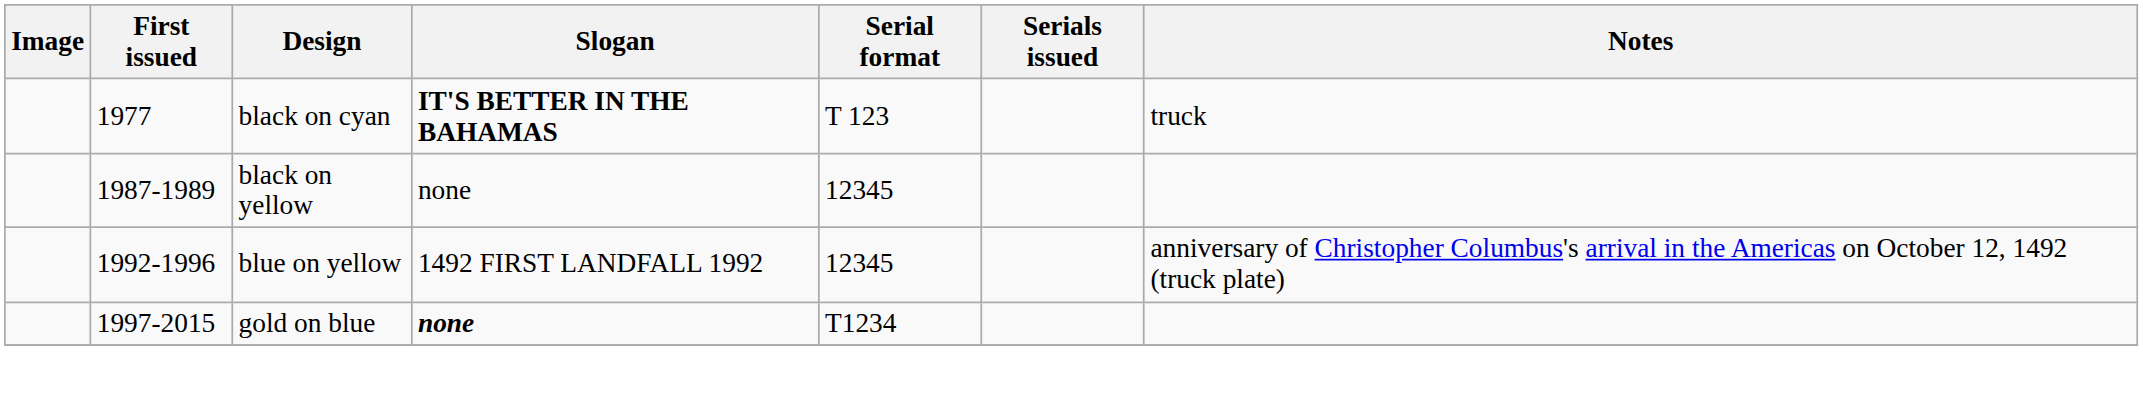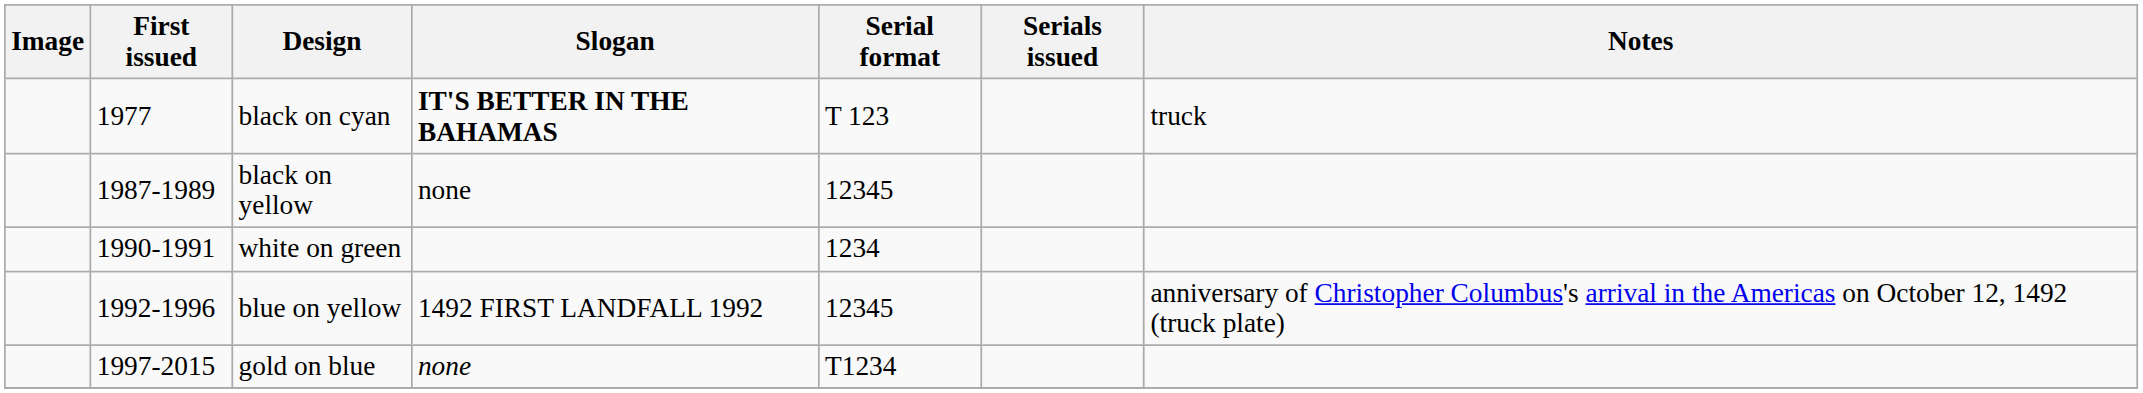+ row: (320, 248)
(446, 322) bold -> (445, 366) normal
